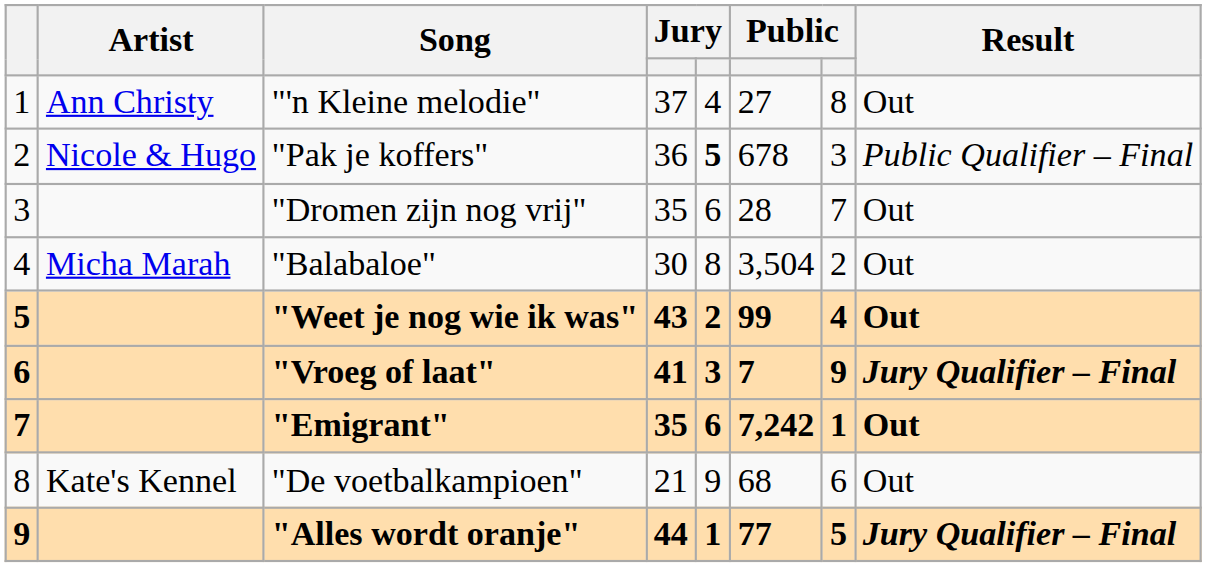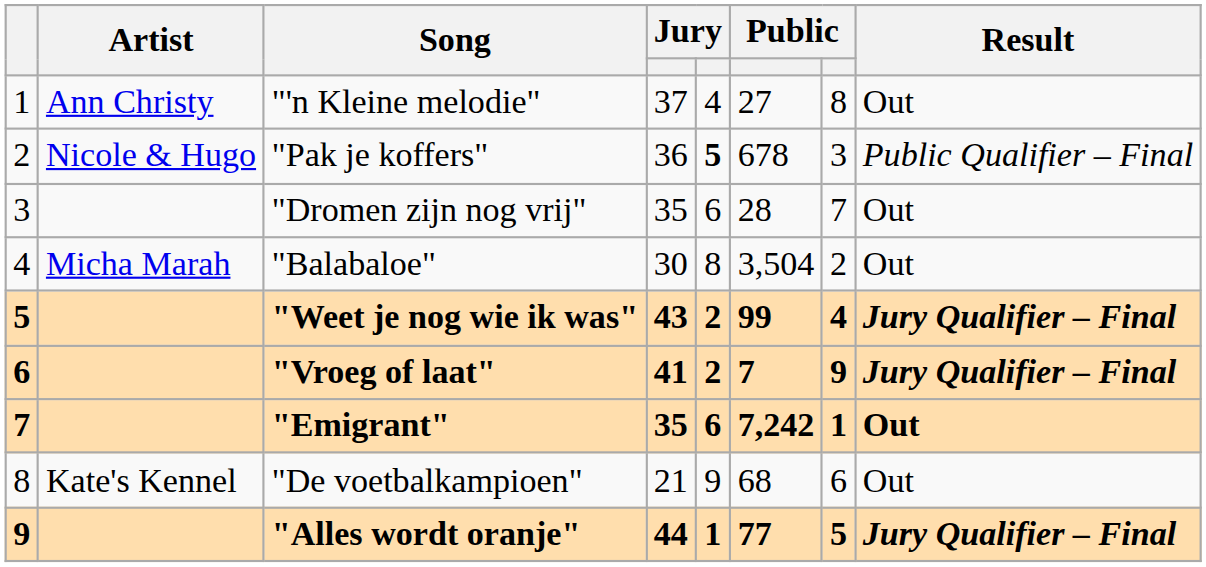(891, 317) Out -> (1019, 317) Jury Qualifier – Final
(713, 371) 3 -> (713, 371) 2
